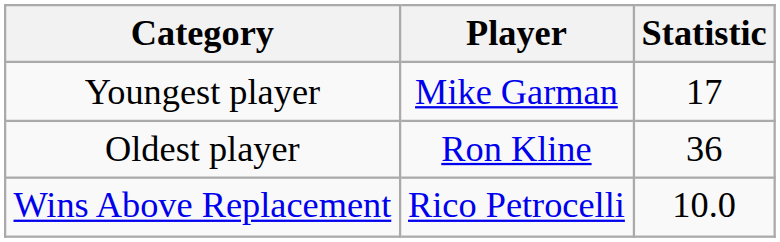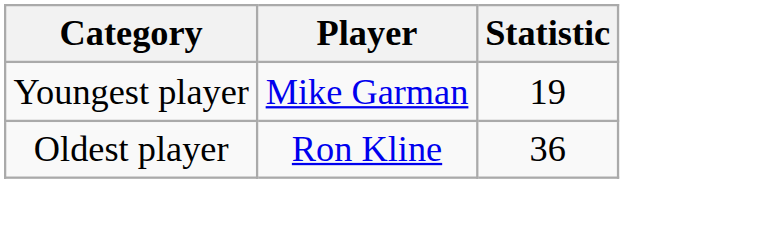(704, 90) 17 -> (548, 90) 19
- row: (202, 206)
